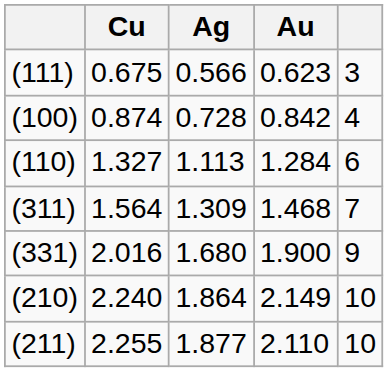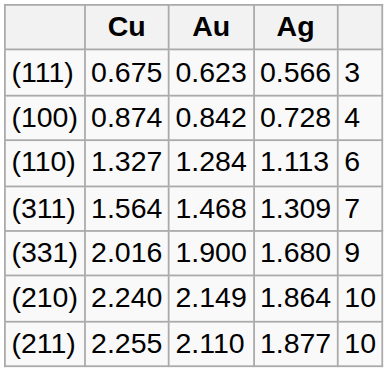columns swapped: (211, 27) <-> (296, 27)
